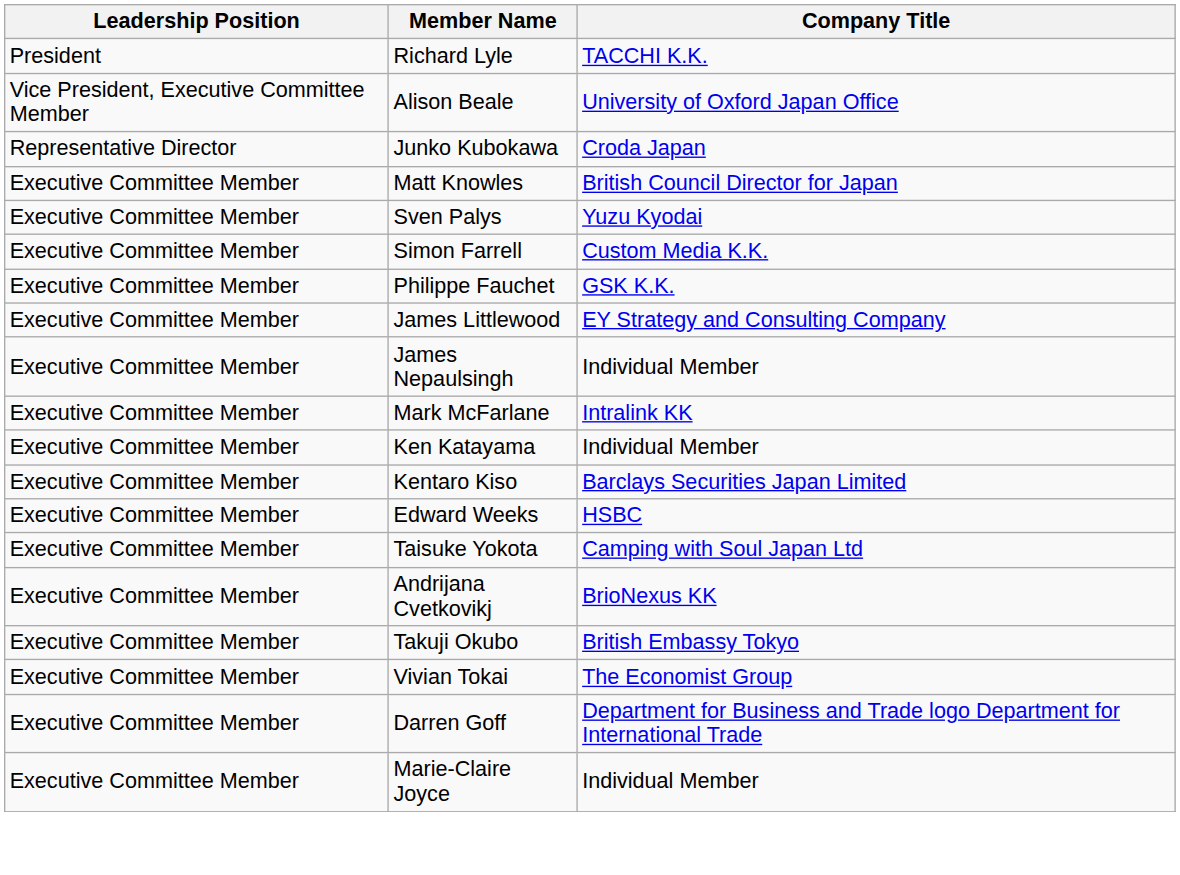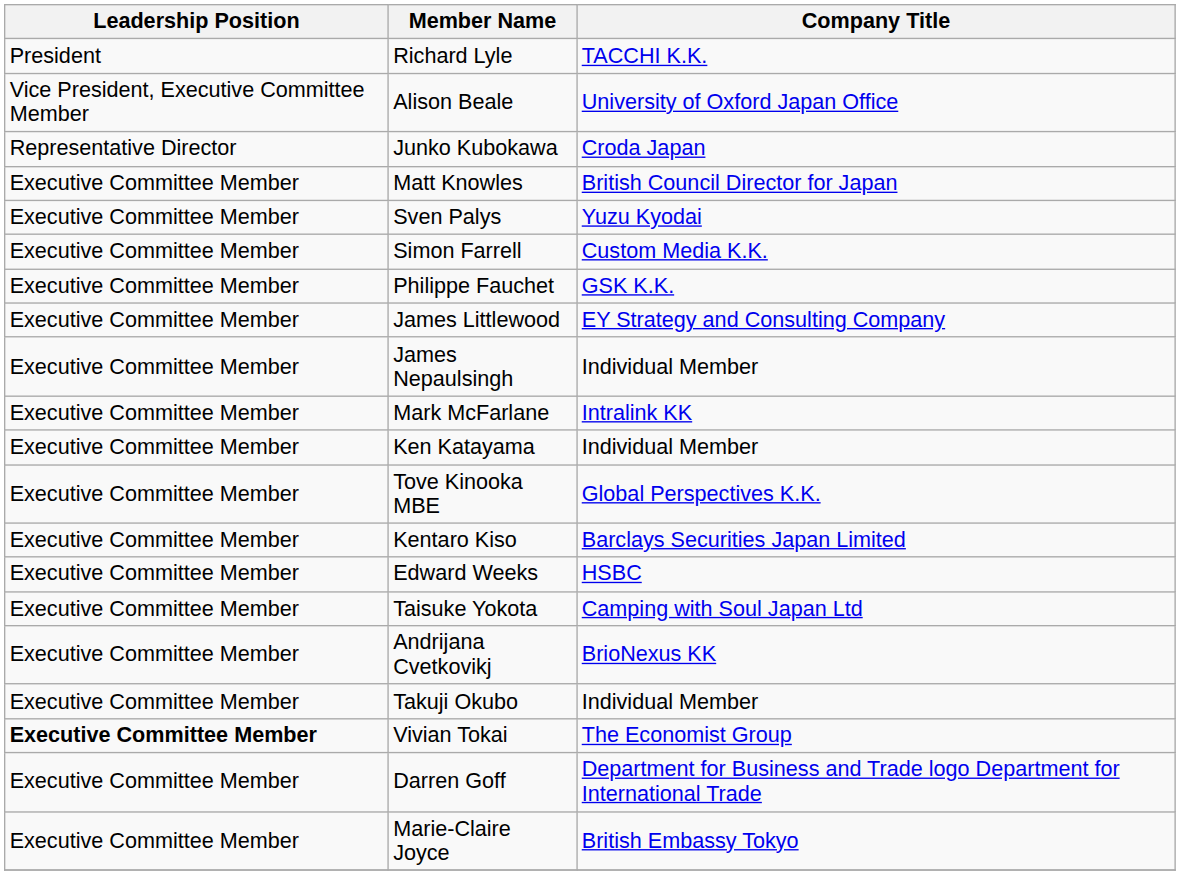+ row: (458, 493)
(691, 642) British Embassy Tokyo -> (670, 701) Individual Member
(154, 676) normal -> (163, 735) bold
(670, 781) Individual Member -> (690, 840) British Embassy Tokyo
